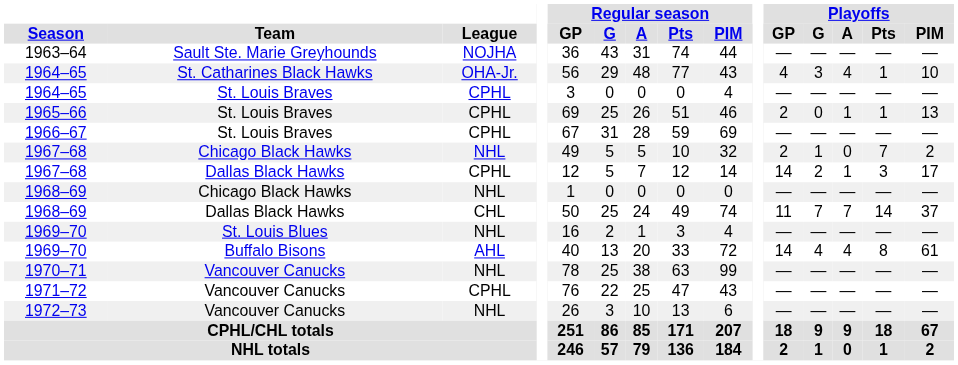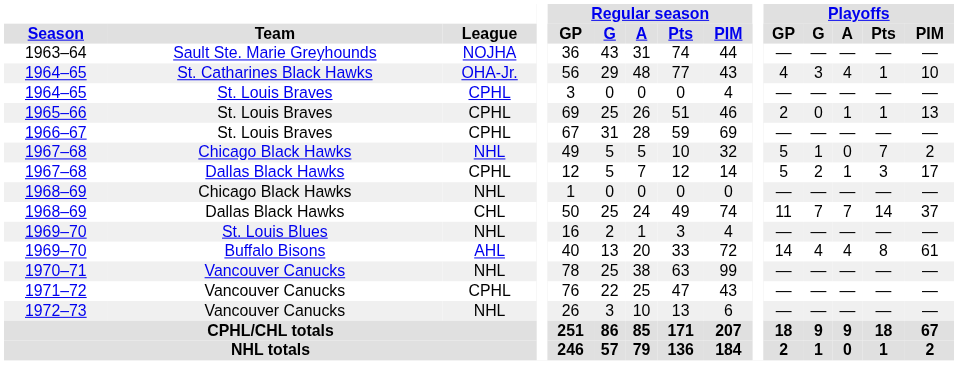(784, 152) 2 -> (784, 152) 5
(784, 172) 14 -> (784, 172) 5
